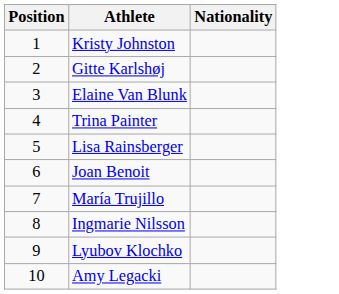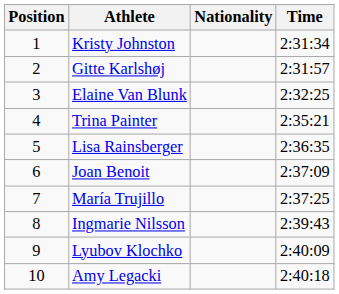+ column: (305, 17)
